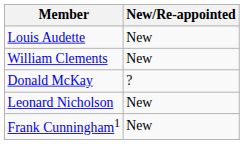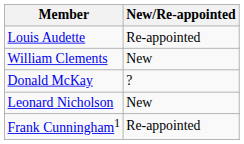(139, 37) New -> (163, 37) Re-appointed
(139, 126) New -> (163, 126) Re-appointed
